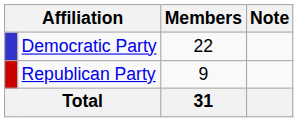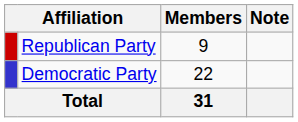rows swapped: (89, 46) <-> (89, 74)
